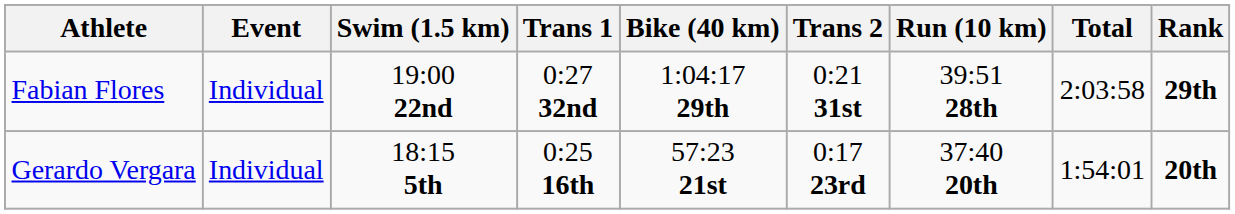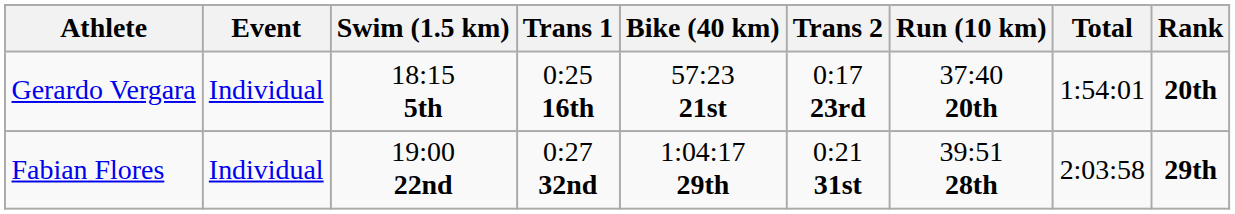rows swapped: (104, 169) <-> (88, 90)
